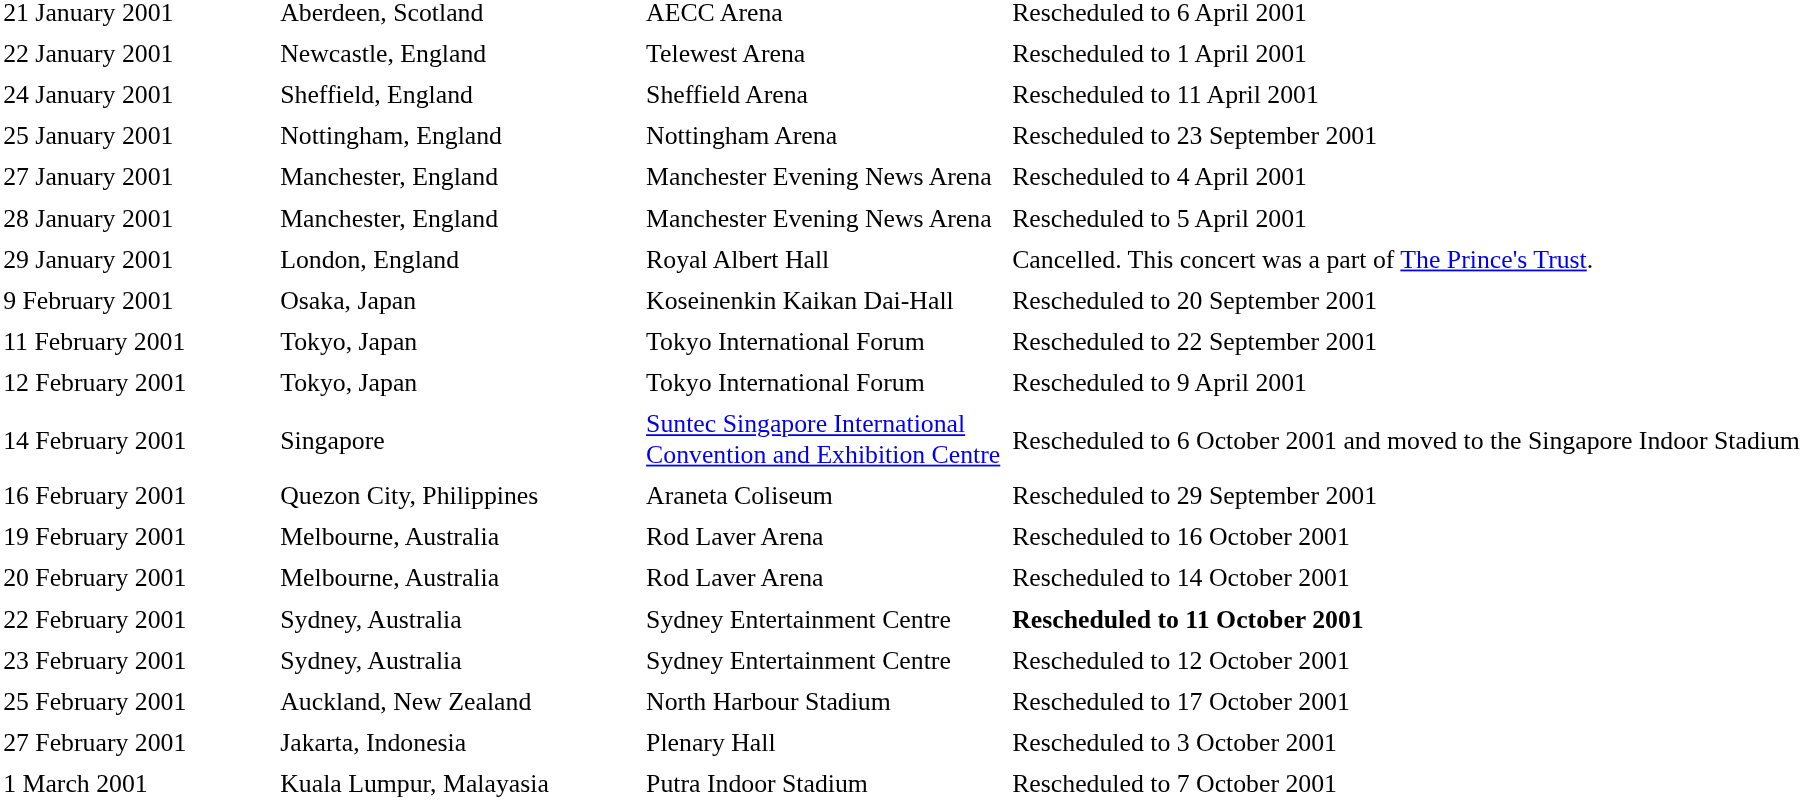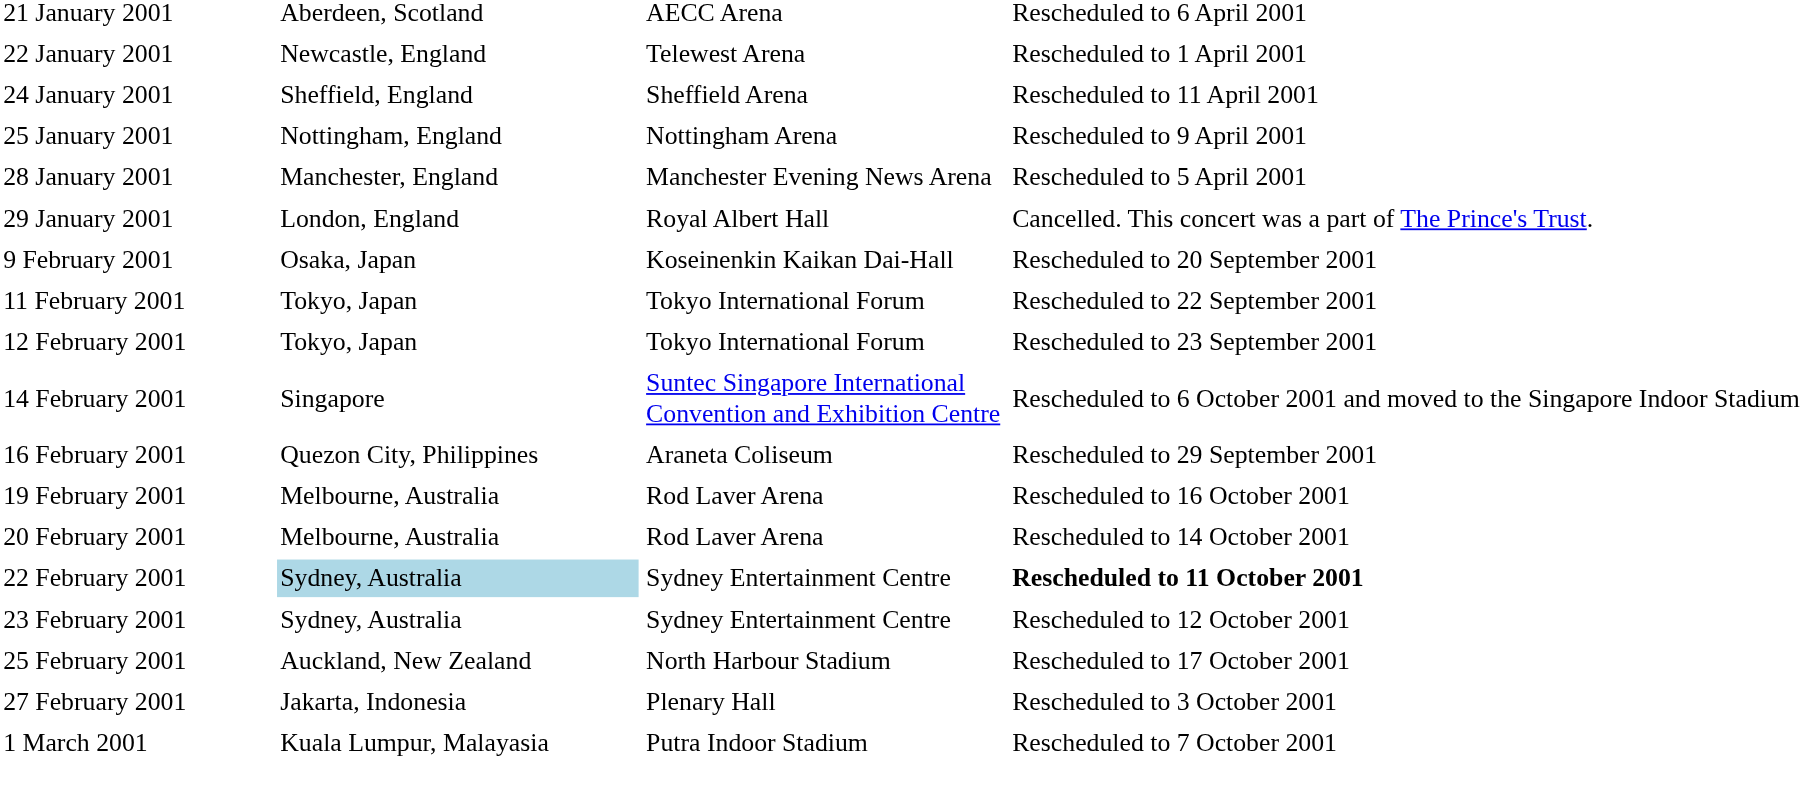(1195, 135) Rescheduled to 23 September 2001 -> (1160, 135) Rescheduled to 9 April 2001
- row: (88, 176)
(1160, 382) Rescheduled to 9 April 2001 -> (1195, 341) Rescheduled to 23 September 2001
(371, 619) no background -> (371, 577) lightblue background
